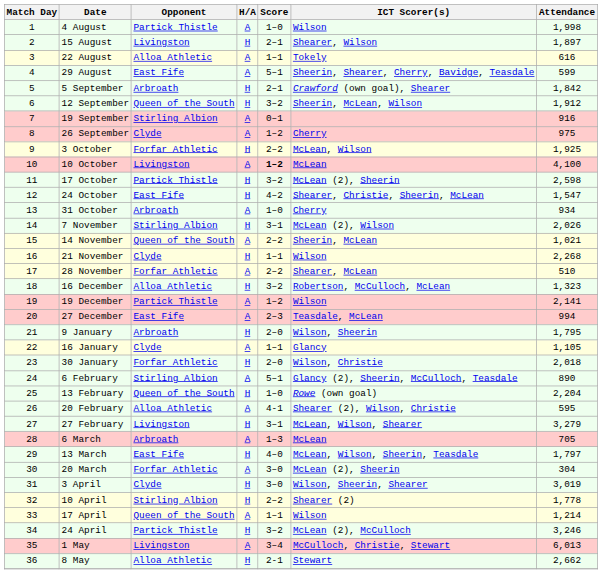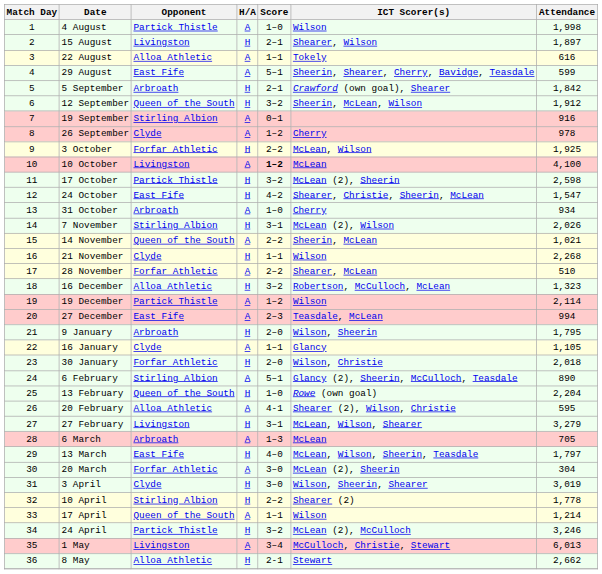(567, 134) 975 -> (567, 134) 978
(567, 302) 2,141 -> (567, 302) 2,114
